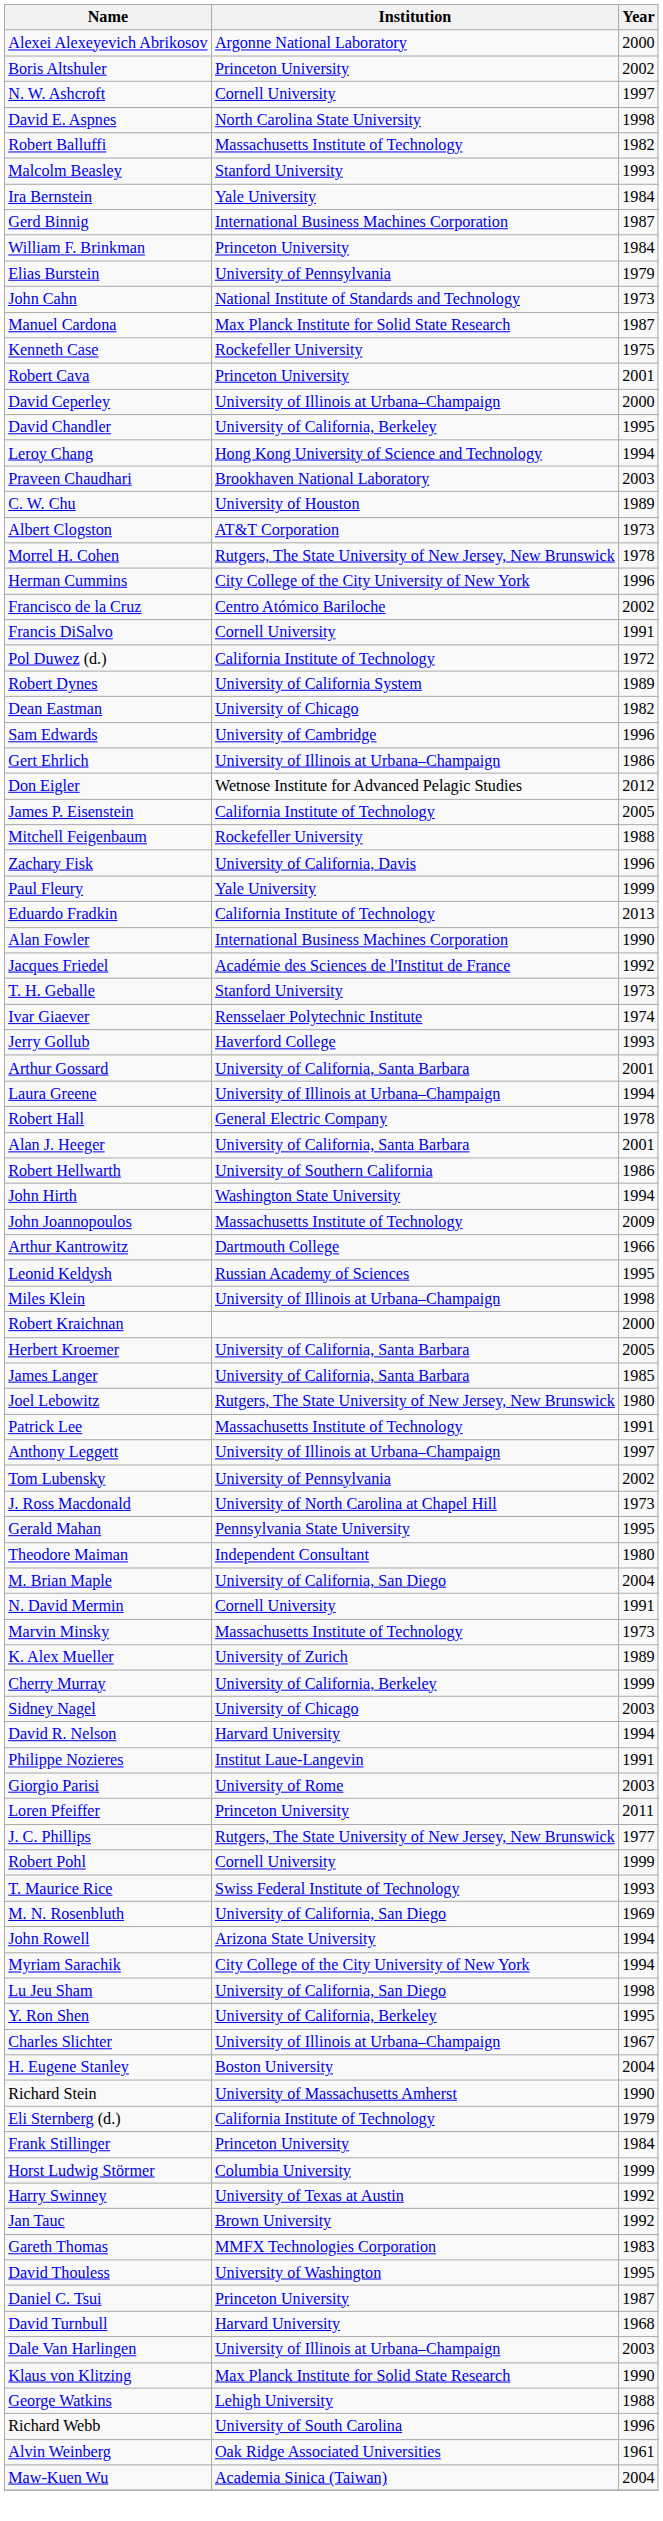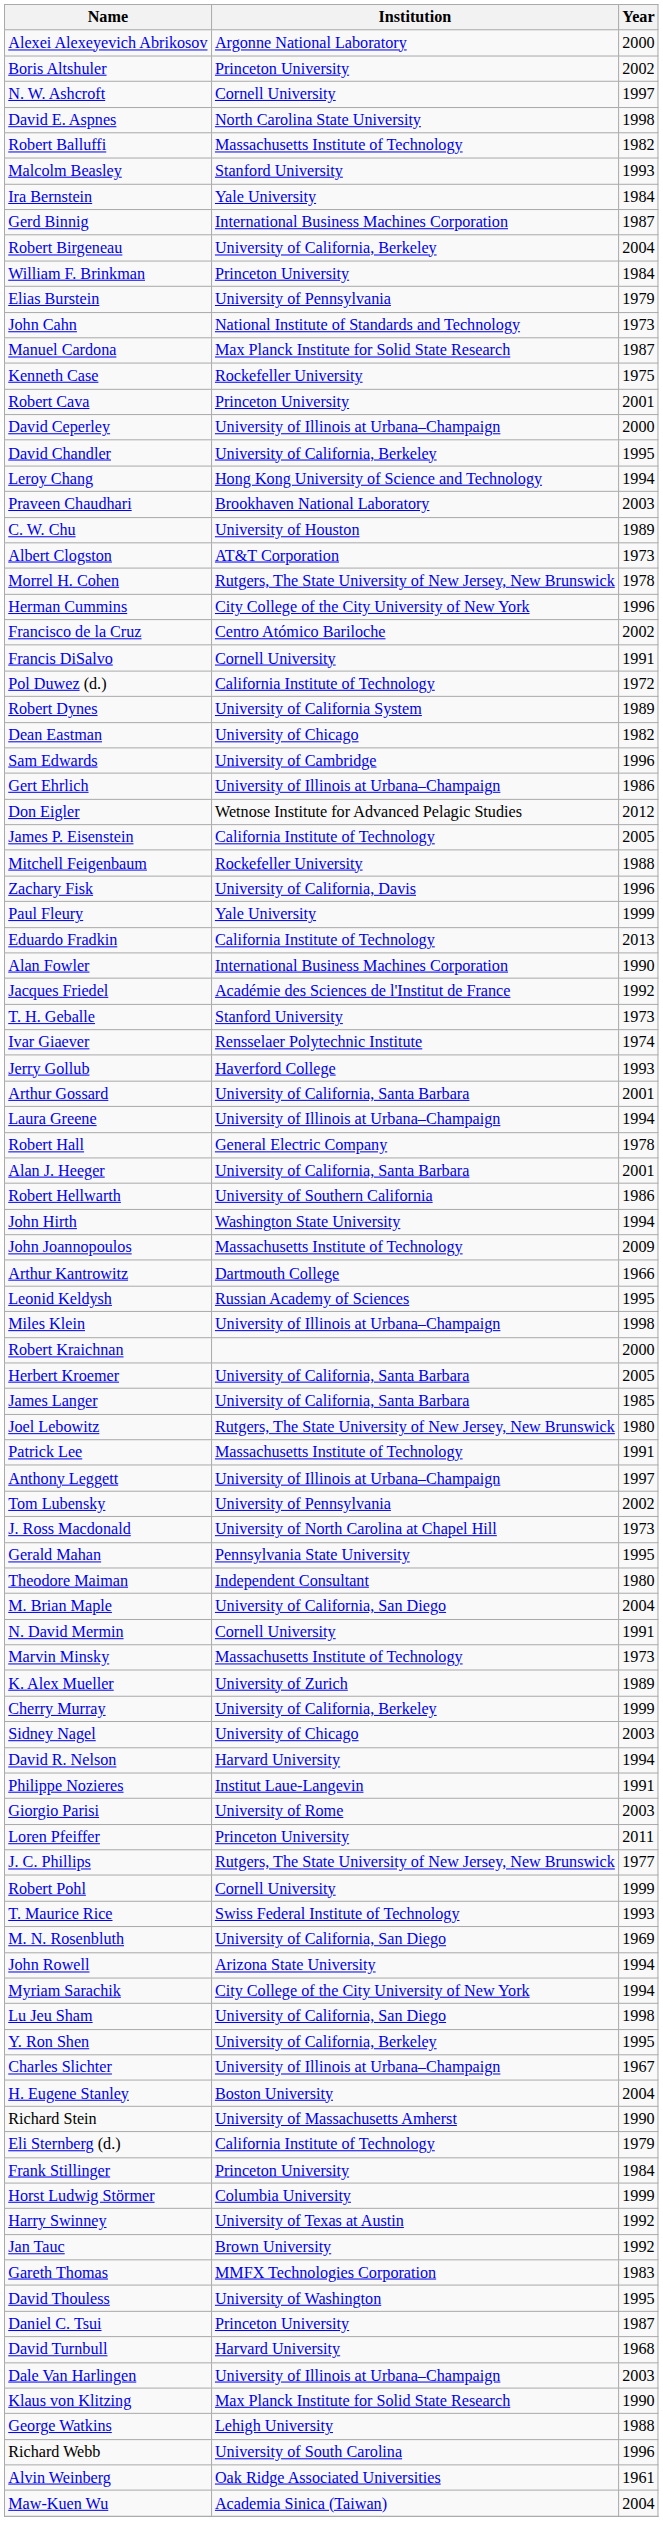+ row: (65, 247)
